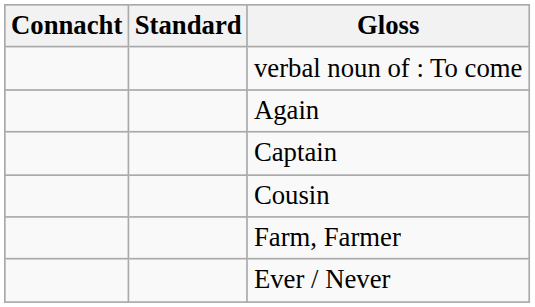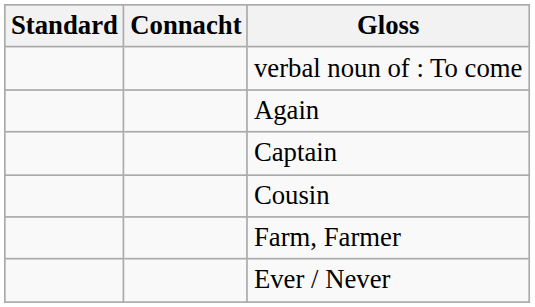columns swapped: (67, 25) <-> (188, 25)
